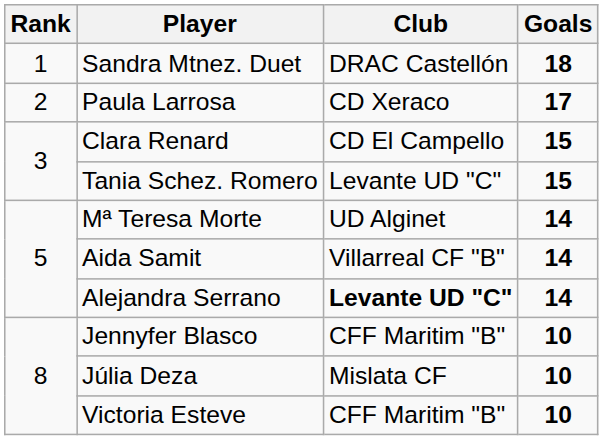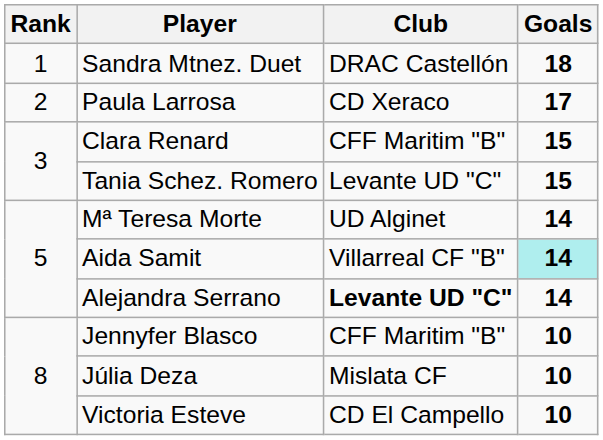(417, 141) CD El Campello -> (417, 141) CFF Maritim "B"
(558, 258) no background -> (558, 258) paleturquoise background
(417, 414) CFF Maritim "B" -> (417, 414) CD El Campello
